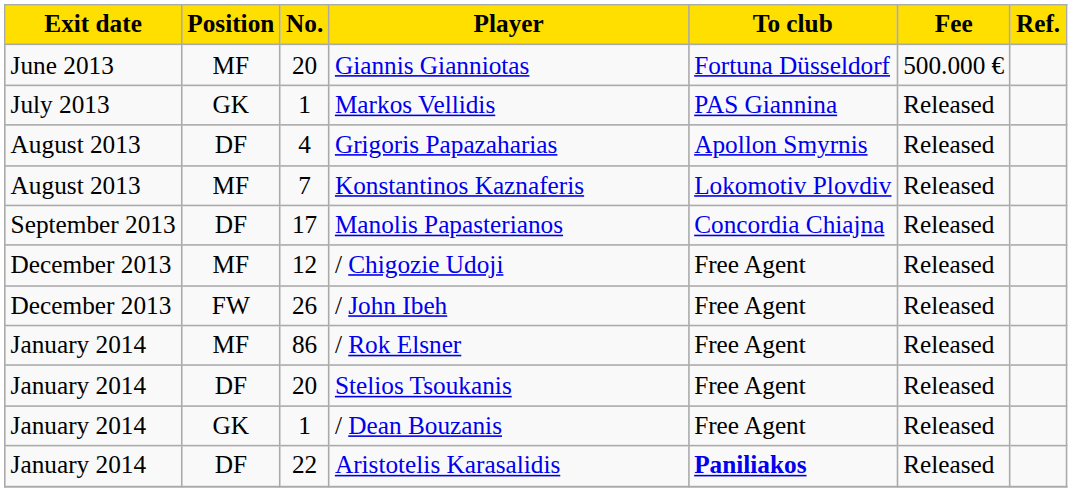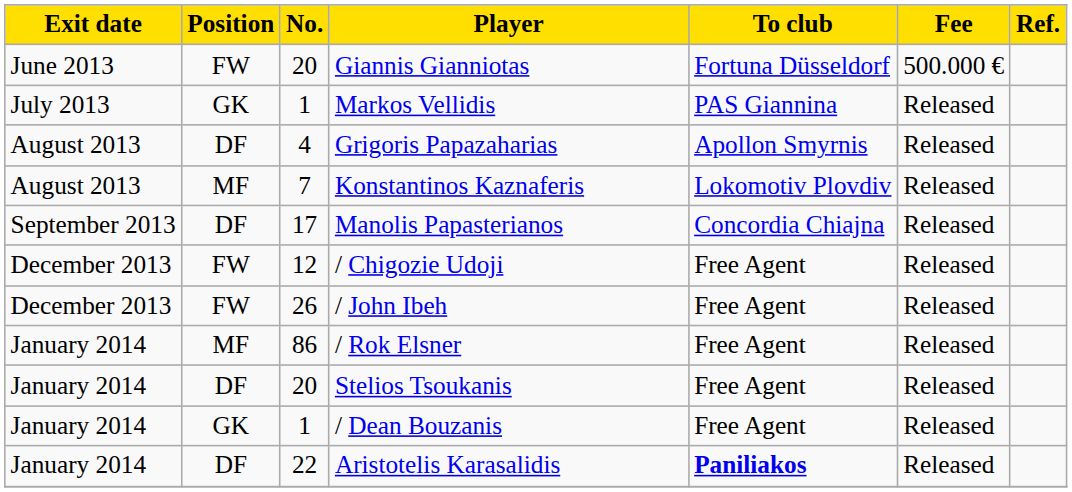(231, 64) MF -> (231, 64) FW
(231, 265) MF -> (231, 265) FW
